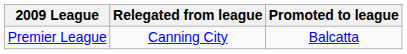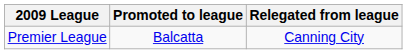columns swapped: (334, 15) <-> (188, 15)
